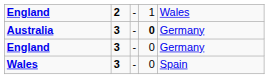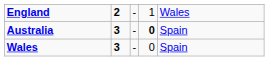(182, 30) Germany -> (174, 30) Spain
- row: (28, 47)
